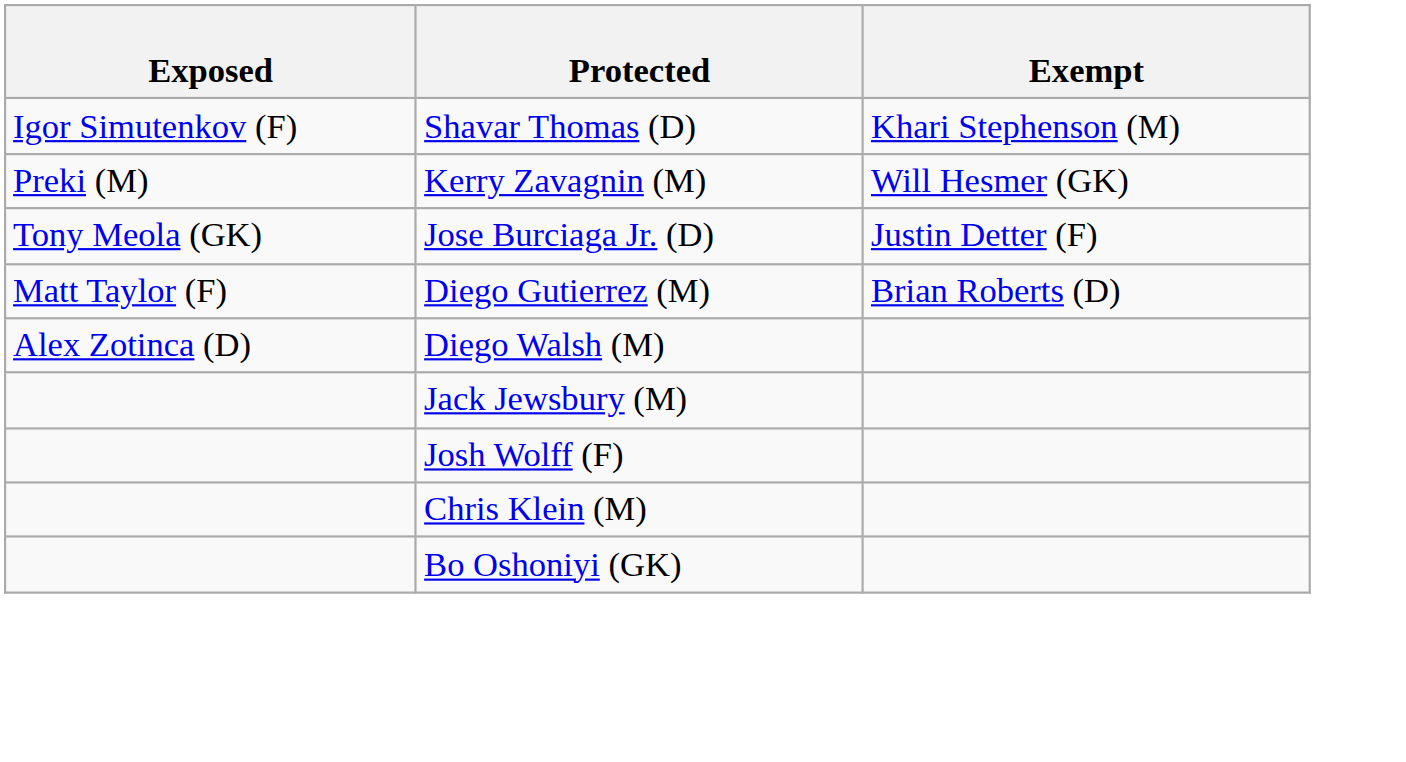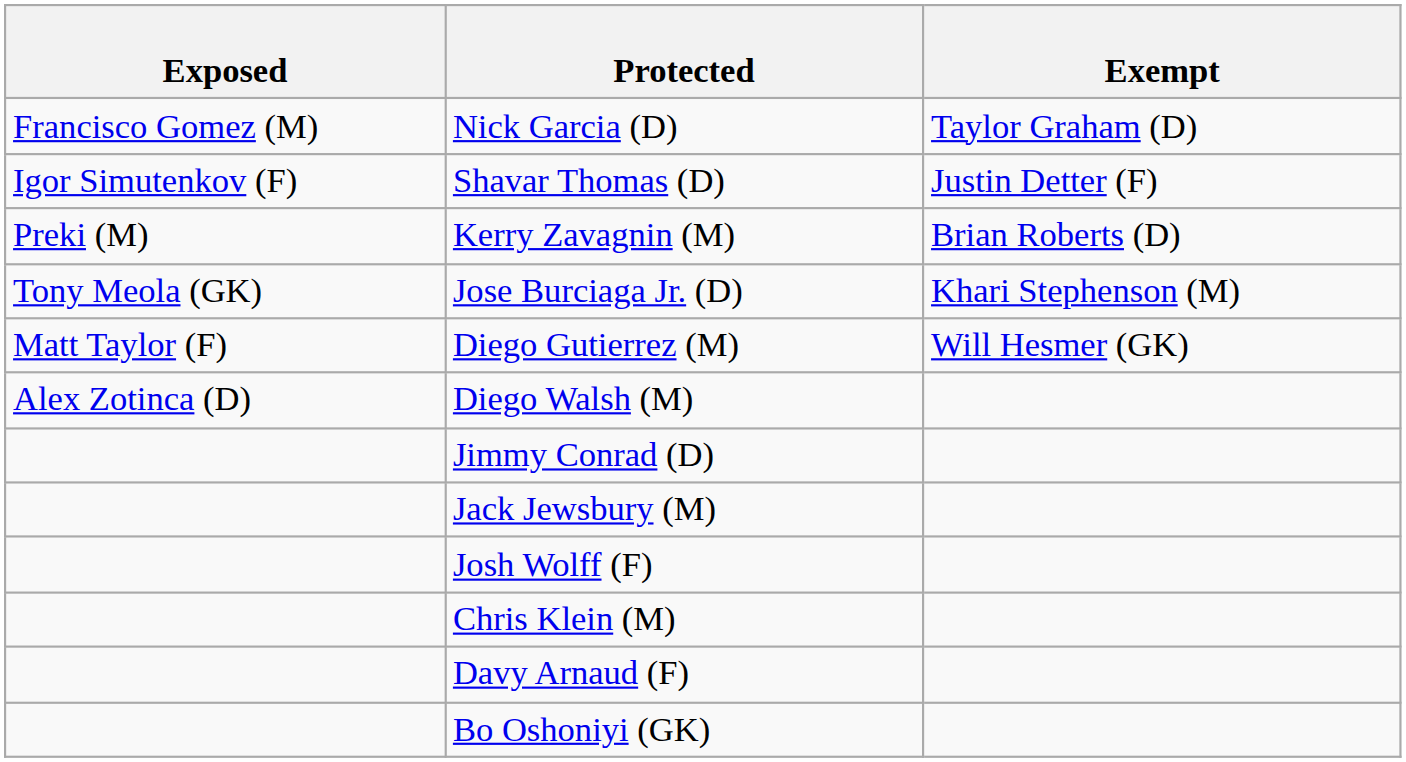+ row: (565, 125)
(1026, 125) Khari Stephenson (M) -> (1044, 180) Justin Detter (F)
(1000, 180) Will Hesmer (GK) -> (1056, 235) Brian Roberts (D)
(984, 235) Justin Detter (F) -> (1086, 290) Khari Stephenson (M)
(996, 290) Brian Roberts (D) -> (1060, 344) Will Hesmer (GK)
+ row: (583, 454)
+ row: (571, 673)
